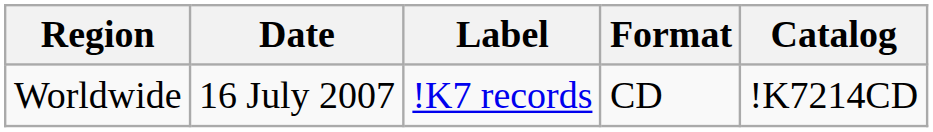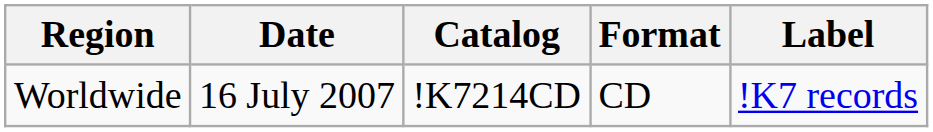columns swapped: (502, 34) <-> (834, 34)
